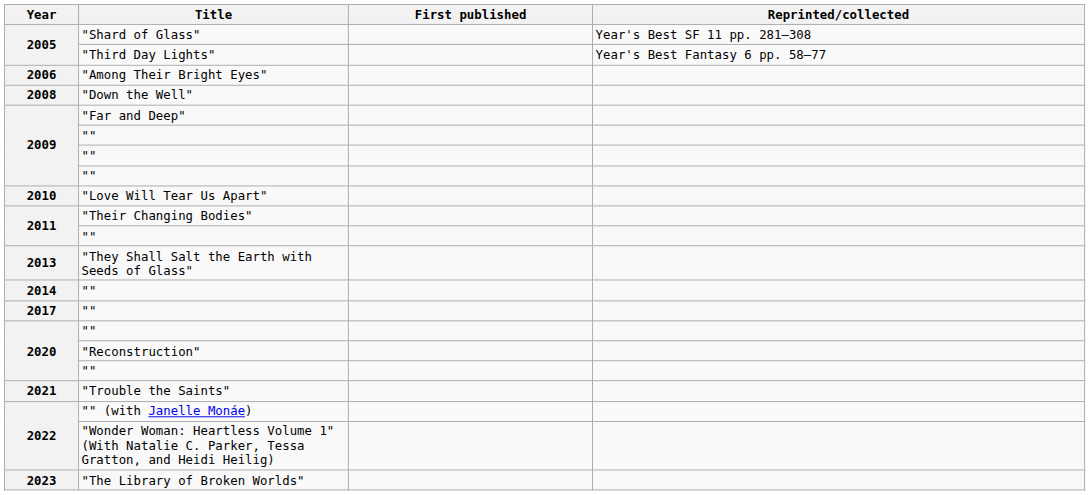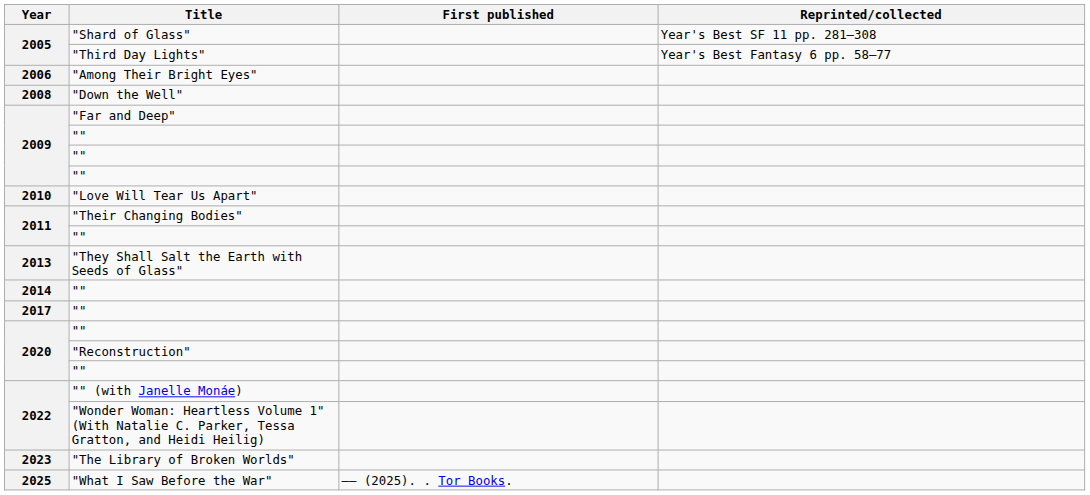- row: (42, 391)
+ row: (37, 480)
